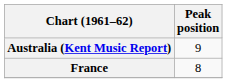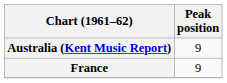(198, 68) 8 -> (198, 68) 9
